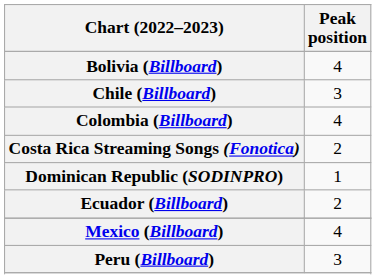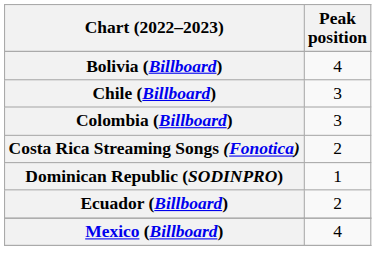(337, 120) 4 -> (337, 120) 3
- row: (154, 259)
